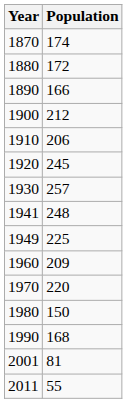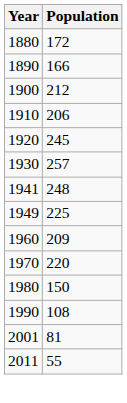- row: (24, 41)
(58, 336) 168 -> (58, 312) 108
